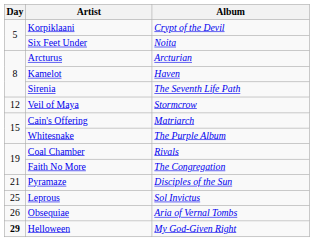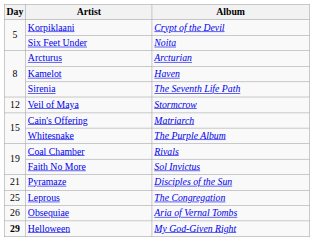(190, 167) The Congregation -> (177, 167) Sol Invictus
(177, 197) Sol Invictus -> (190, 197) The Congregation
